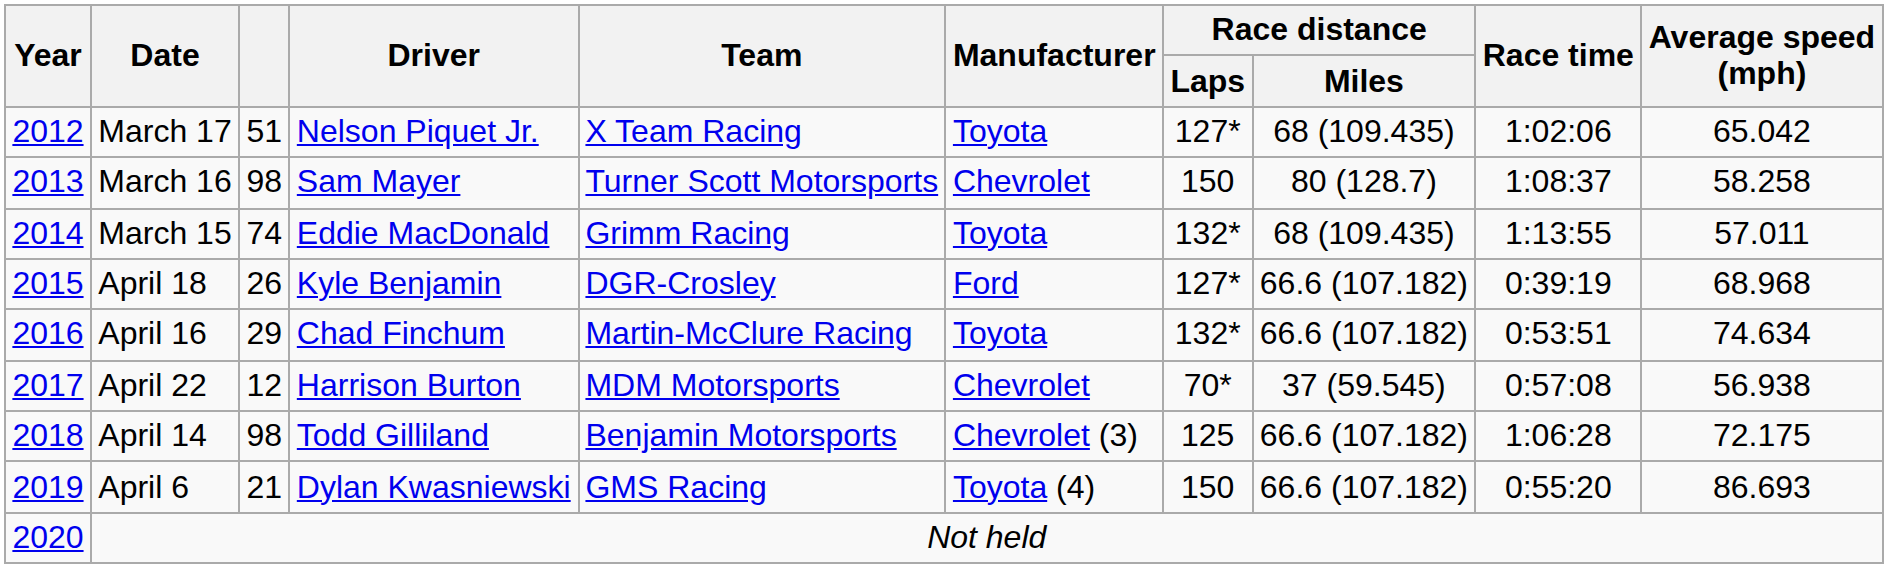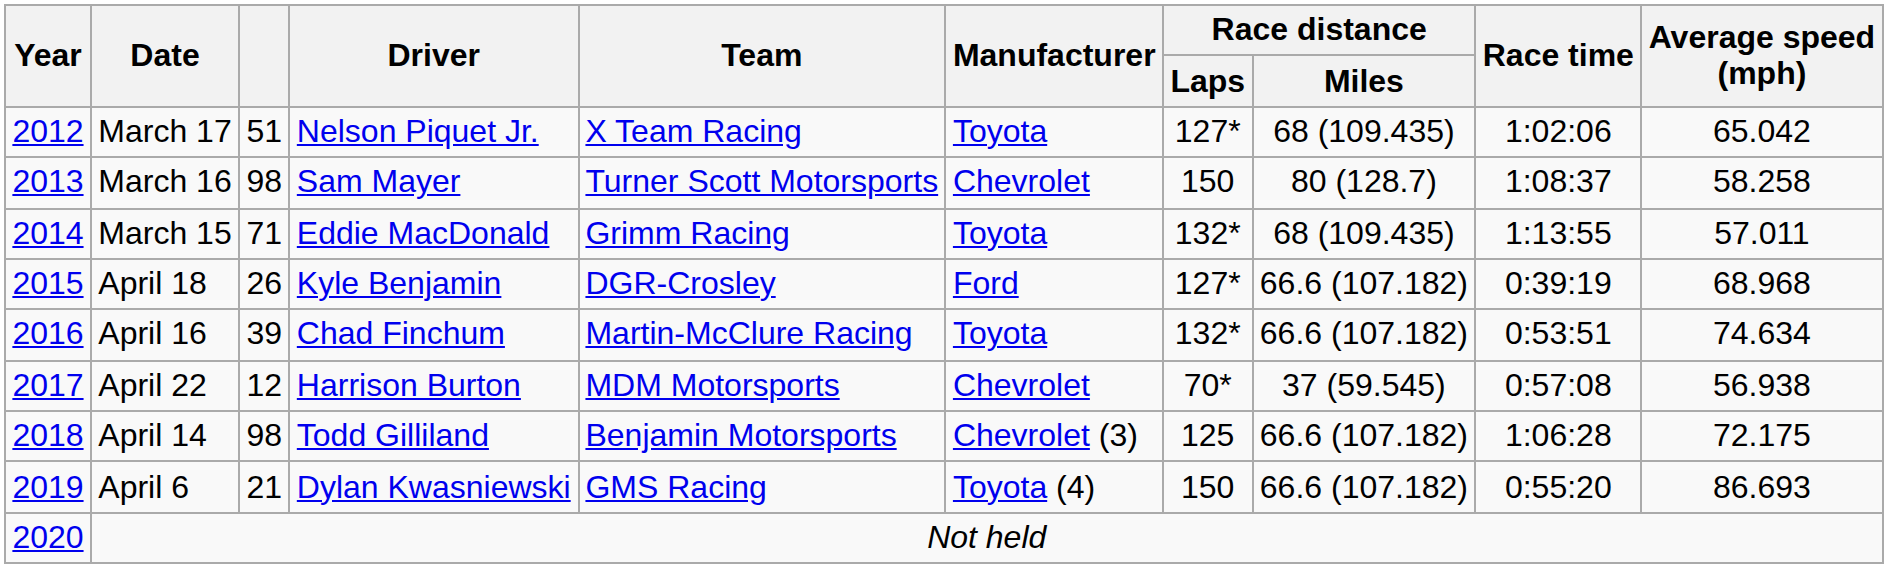(264, 232) 74 -> (264, 232) 71
(264, 334) 29 -> (264, 334) 39
